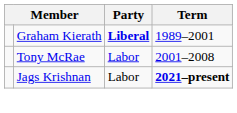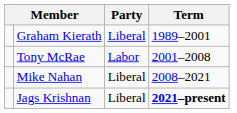(128, 35) bold -> (127, 35) normal
+ row: (49, 77)
(123, 77) Labor -> (127, 98) Liberal
